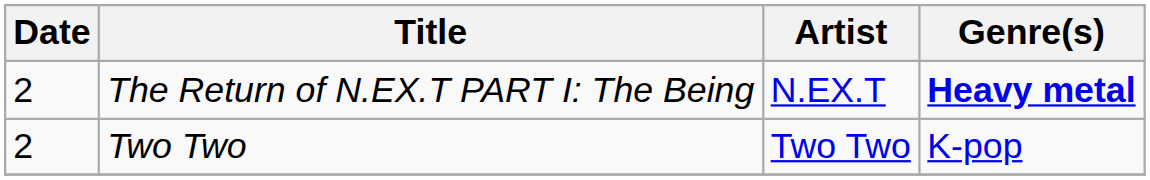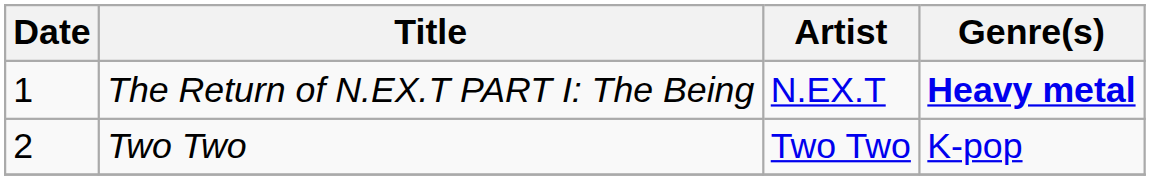(23, 89) 2 -> (23, 89) 1
